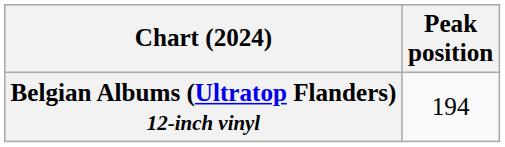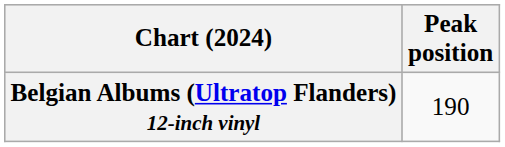(451, 106) 194 -> (451, 106) 190
